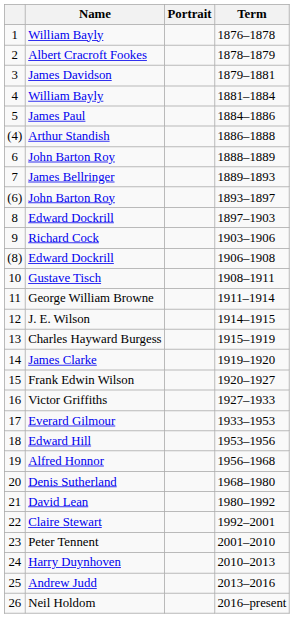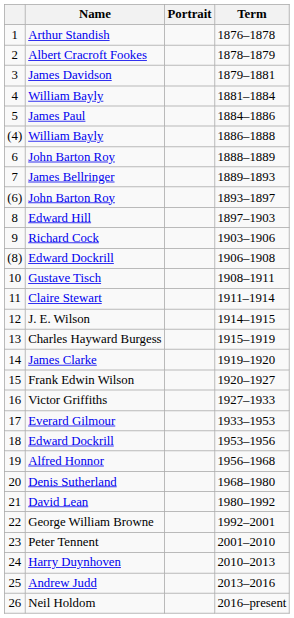(66, 34) William Bayly -> (69, 34) Arthur Standish
(69, 136) Arthur Standish -> (66, 136) William Bayly
(71, 217) Edward Dockrill -> (60, 217) Edward Hill
(91, 298) George William Browne -> (65, 298) Claire Stewart
(60, 440) Edward Hill -> (71, 440) Edward Dockrill
(65, 522) Claire Stewart -> (91, 522) George William Browne
